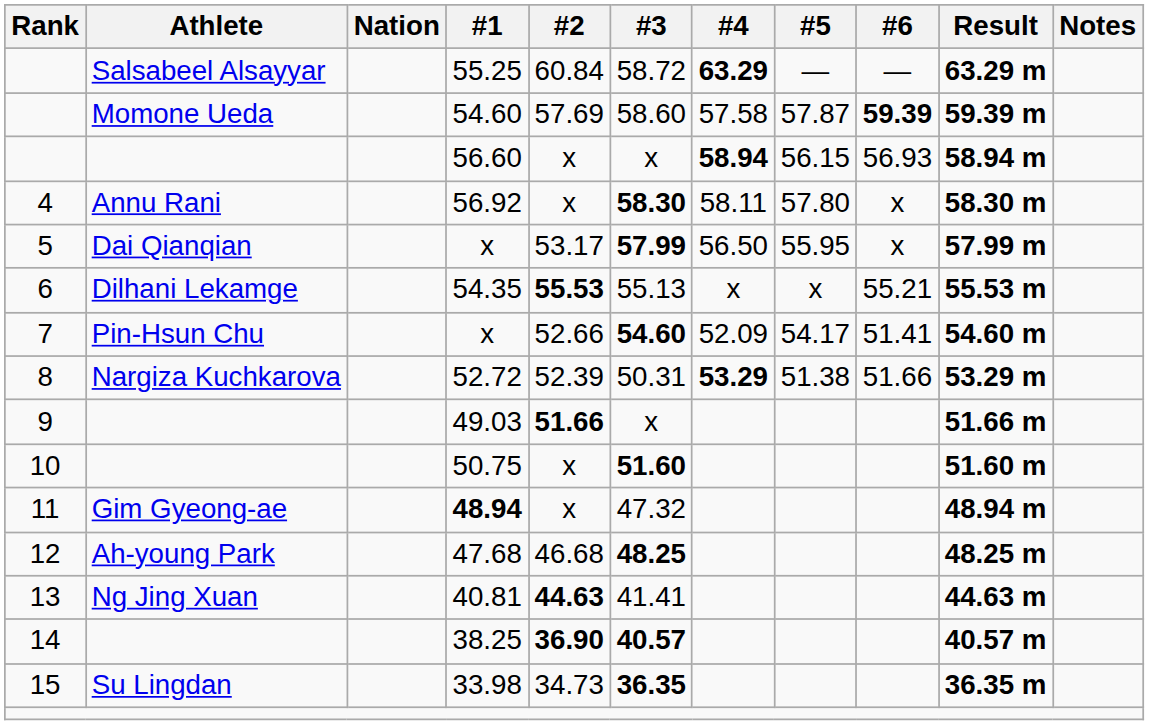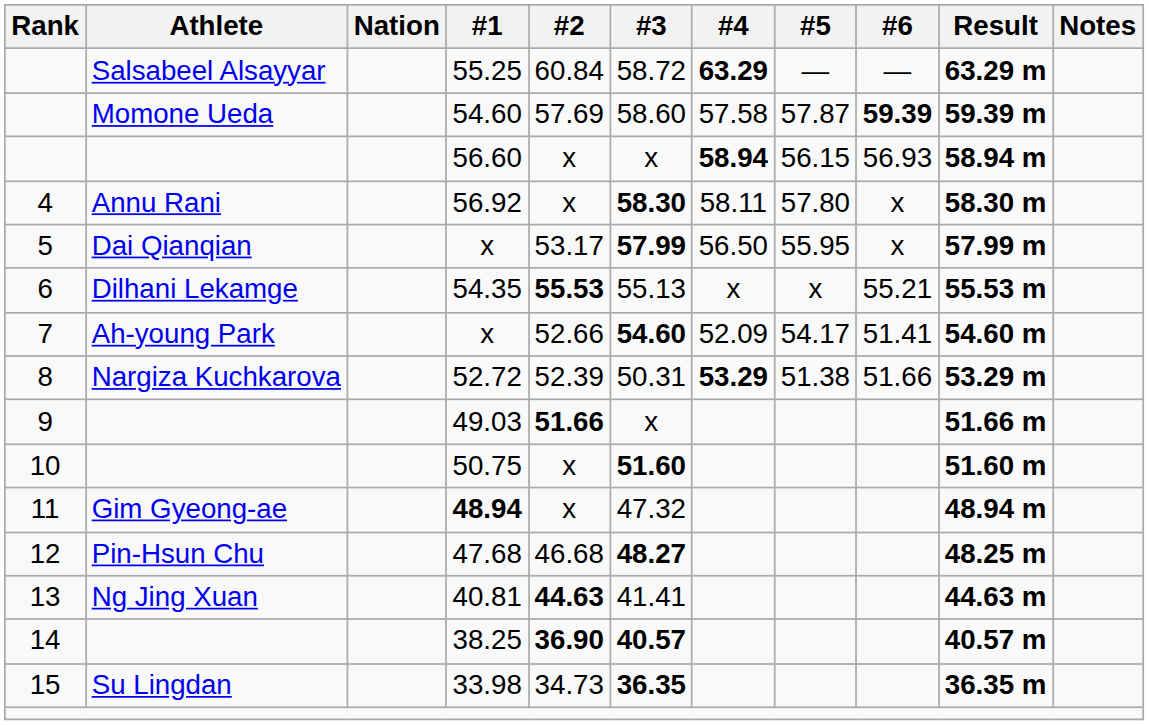(178, 333) Pin-Hsun Chu -> (183, 333) Ah-young Park
(183, 553) Ah-young Park -> (178, 553) Pin-Hsun Chu
(651, 553) 48.25 -> (651, 553) 48.27
